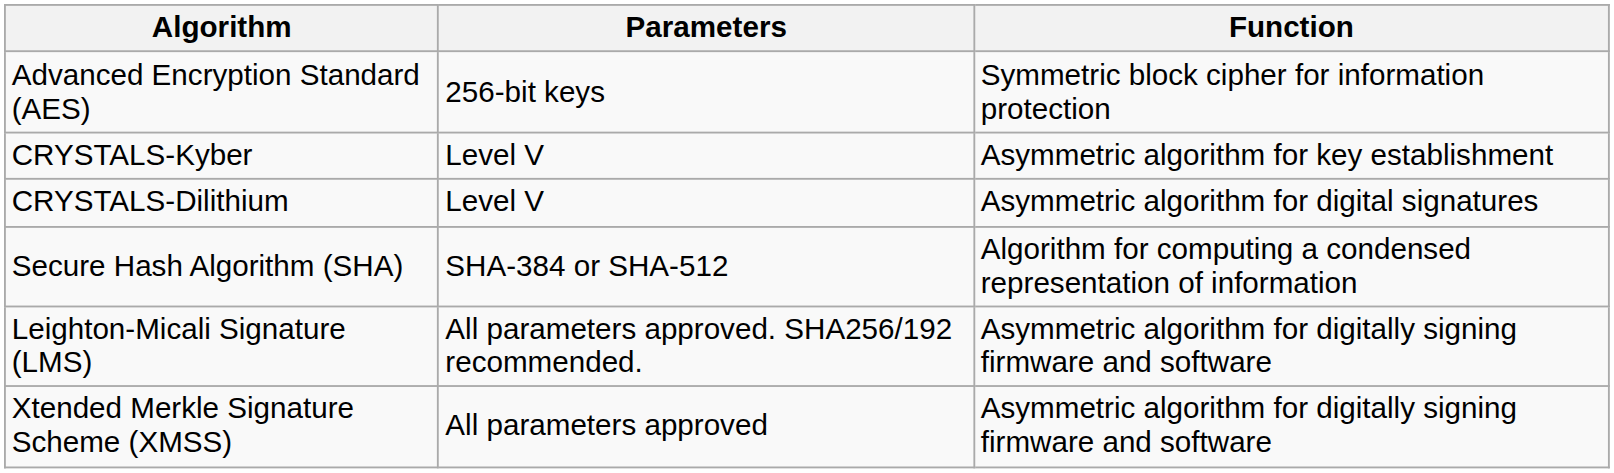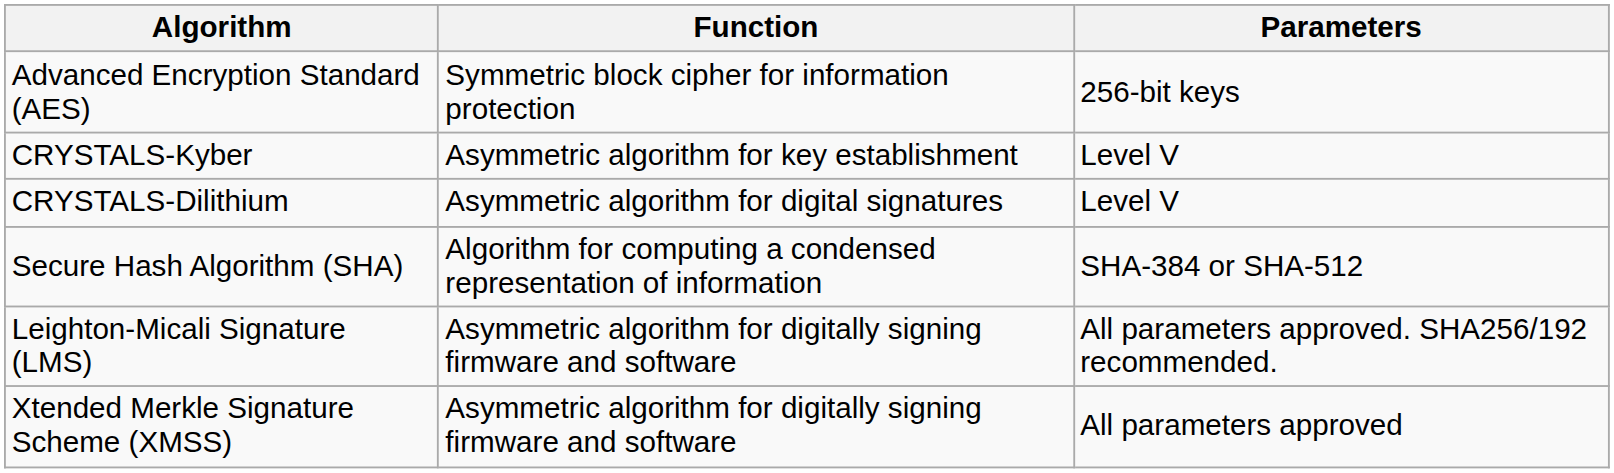columns swapped: (1291, 27) <-> (706, 27)
